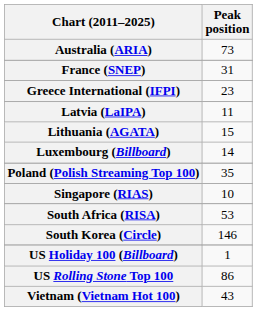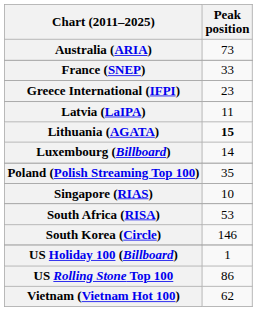(227, 70) 31 -> (227, 70) 33
(227, 132) normal -> (227, 132) bold
(227, 296) 43 -> (227, 296) 62
